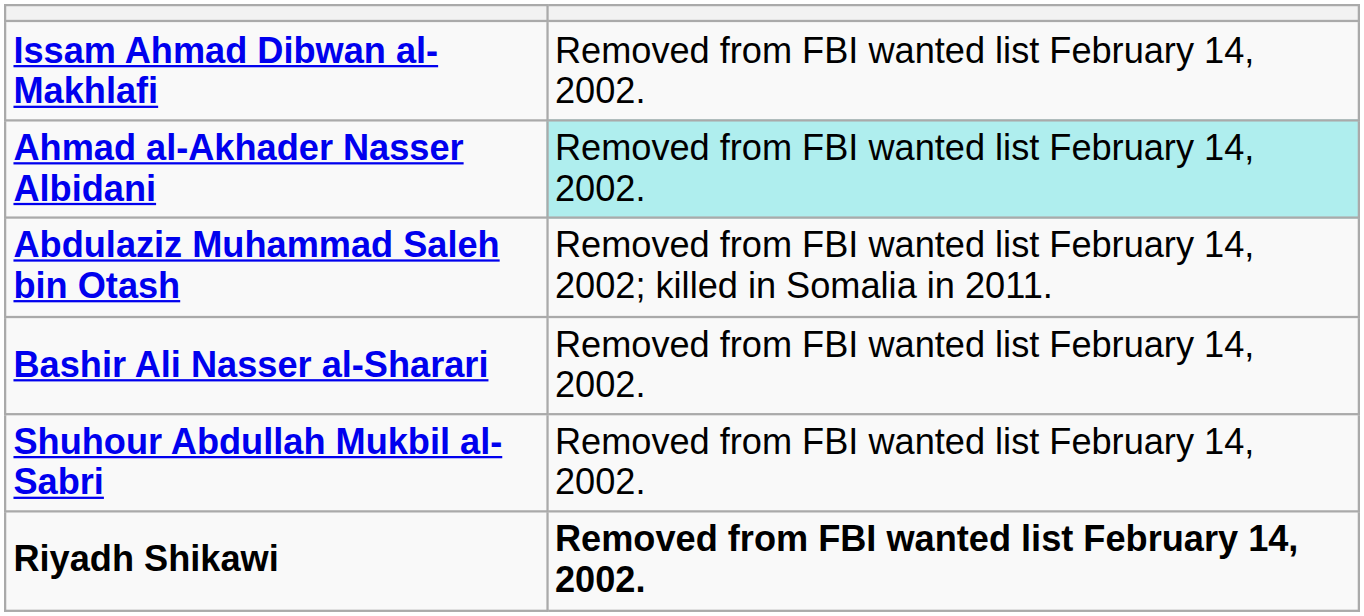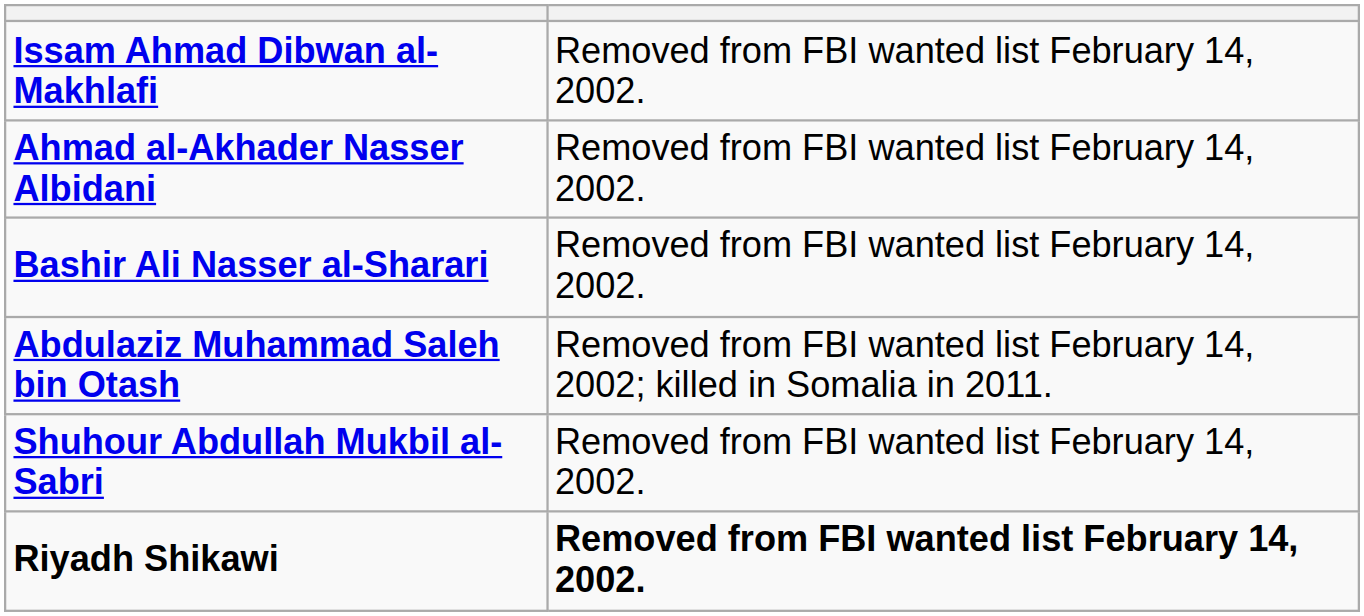(905, 168) paleturquoise background -> (905, 168) no background
rows swapped: (251, 364) <-> (257, 266)
